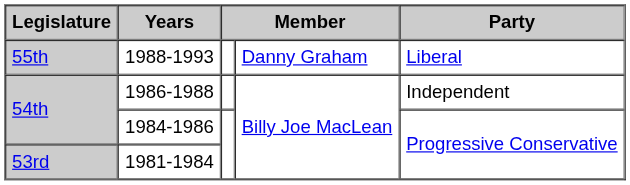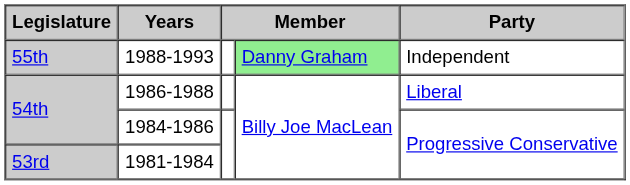(305, 57) no background -> (305, 57) lightgreen background
(434, 57) Liberal -> (458, 57) Independent
(458, 92) Independent -> (434, 92) Liberal
